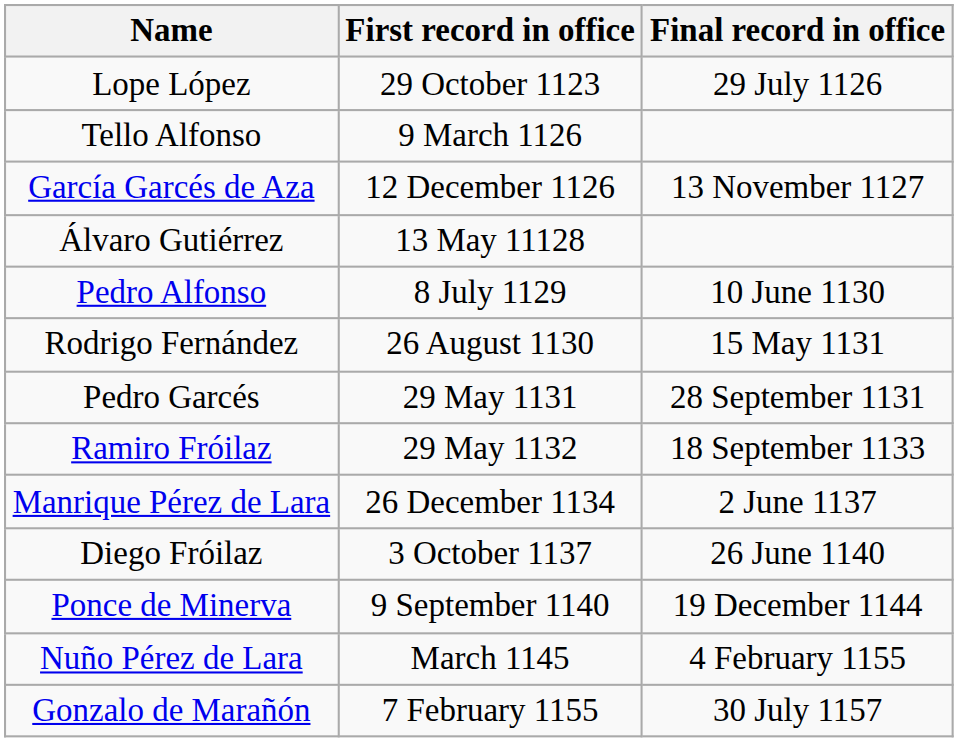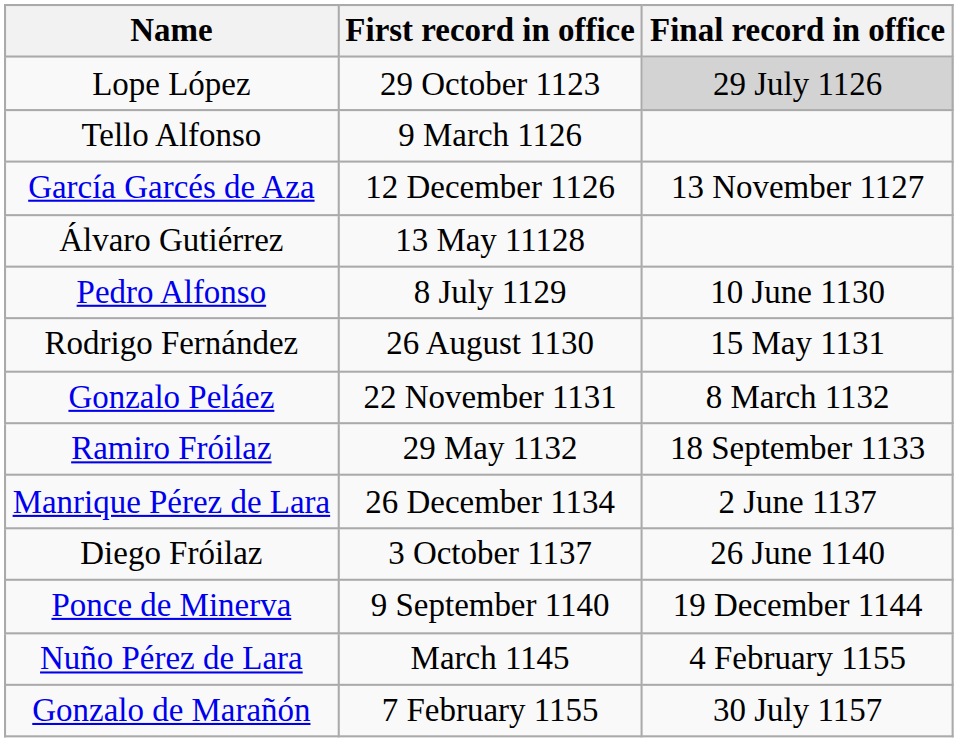(798, 82) no background -> (798, 82) lightgrey background
- row: (171, 396)
+ row: (171, 396)
